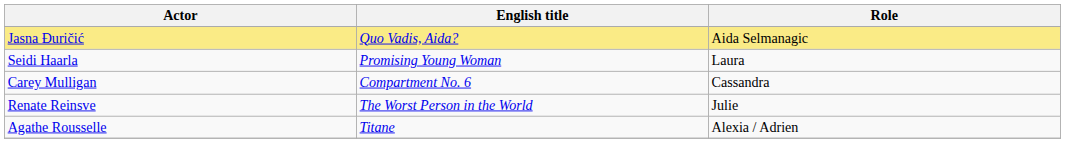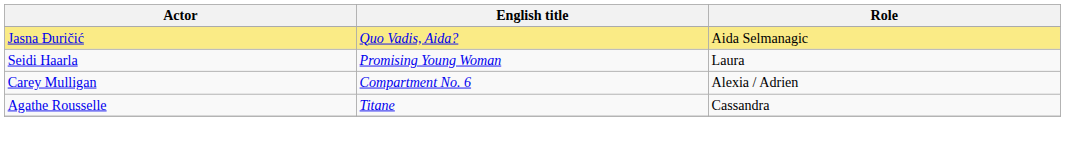(740, 82) Cassandra -> (755, 82) Alexia / Adrien
- row: (52, 104)
(755, 127) Alexia / Adrien -> (740, 104) Cassandra
